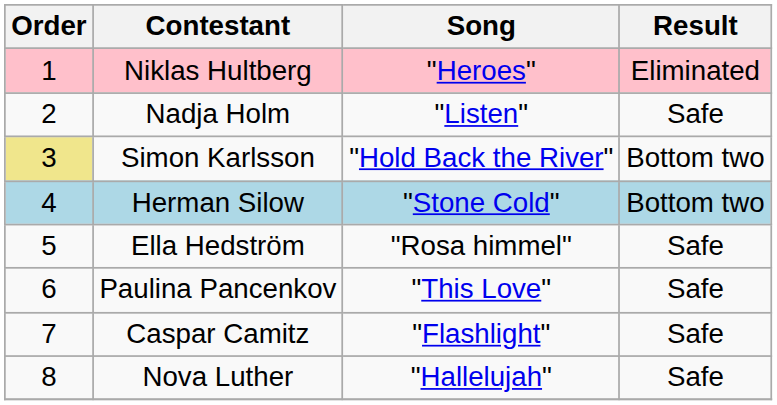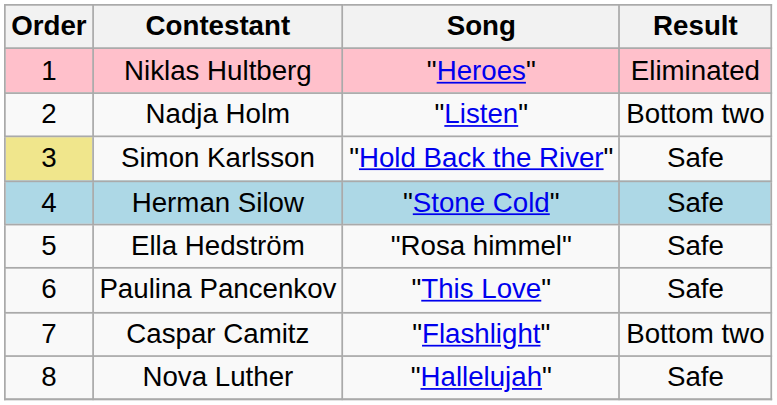(695, 114) Safe -> (695, 114) Bottom two
(695, 158) Bottom two -> (695, 158) Safe
(695, 202) Bottom two -> (695, 202) Safe
(695, 333) Safe -> (695, 333) Bottom two
